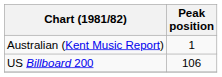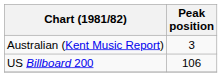(192, 44) 1 -> (192, 44) 3
